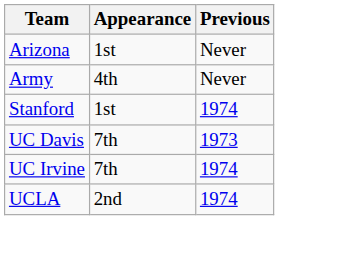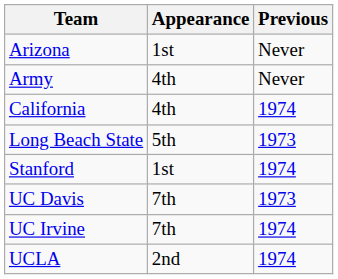+ row: (47, 109)
+ row: (76, 139)
